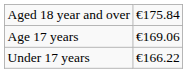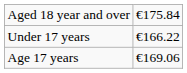rows swapped: (43, 36) <-> (49, 57)
